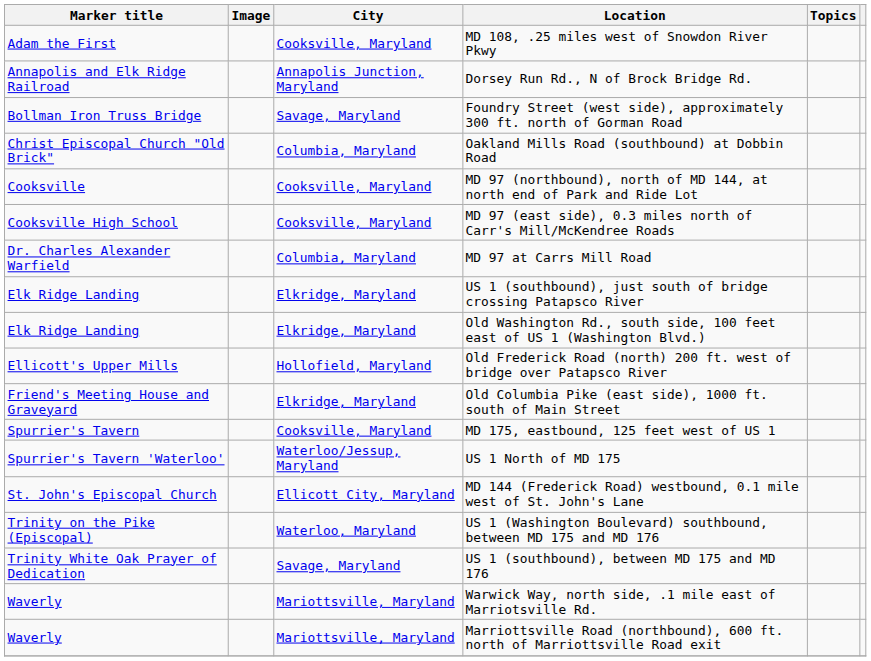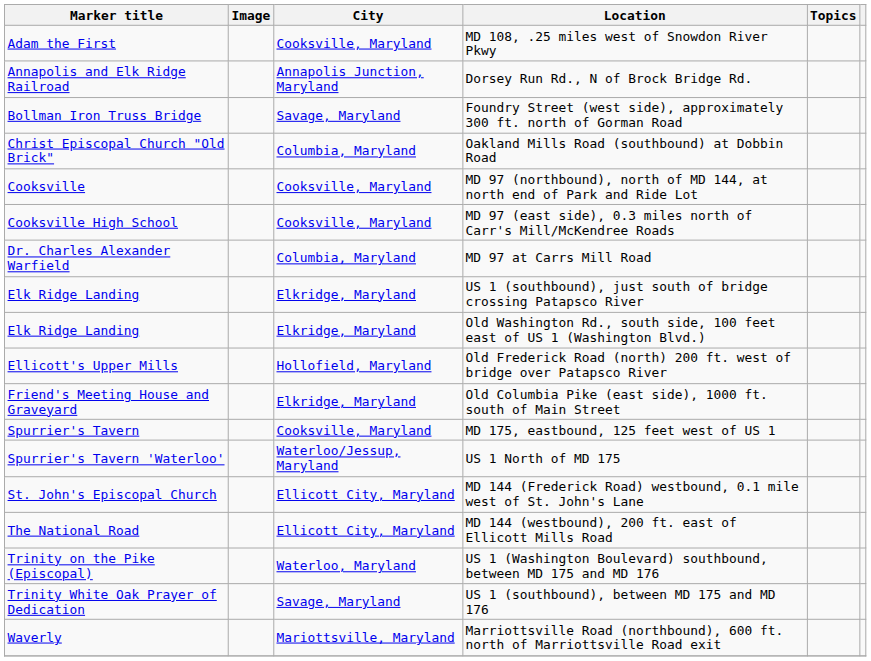+ row: (601, 530)
- row: (621, 602)
